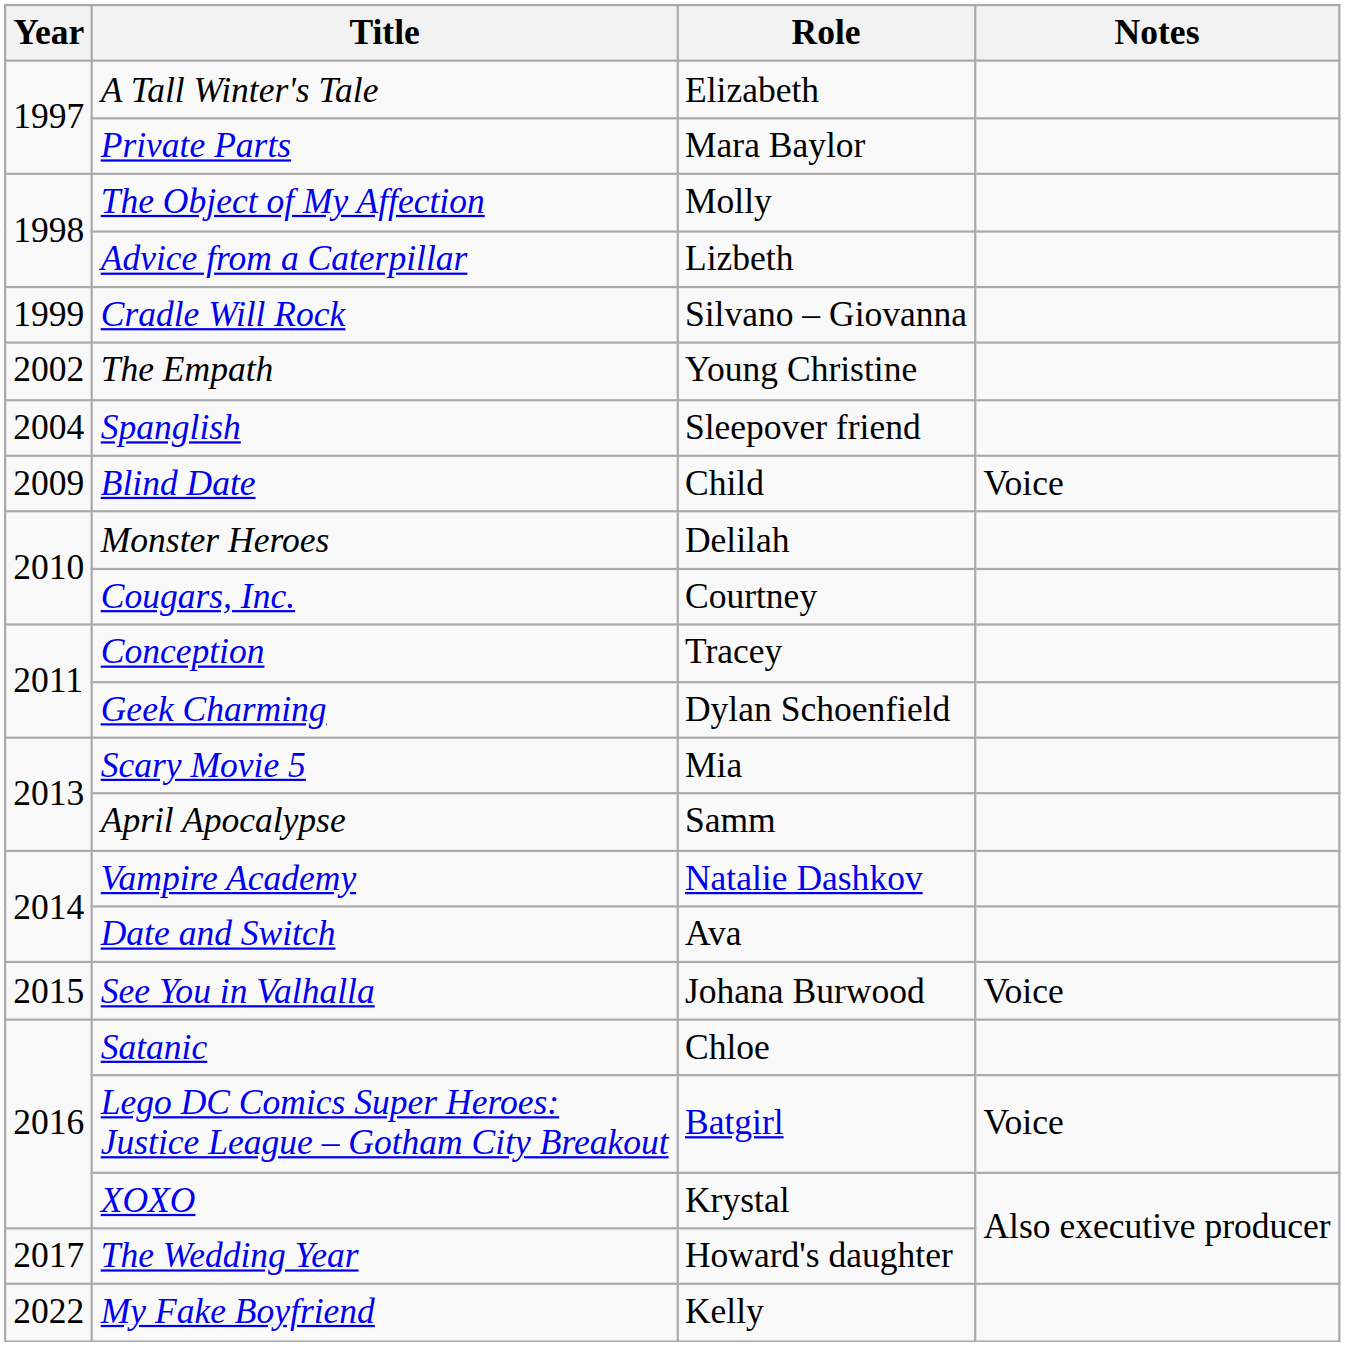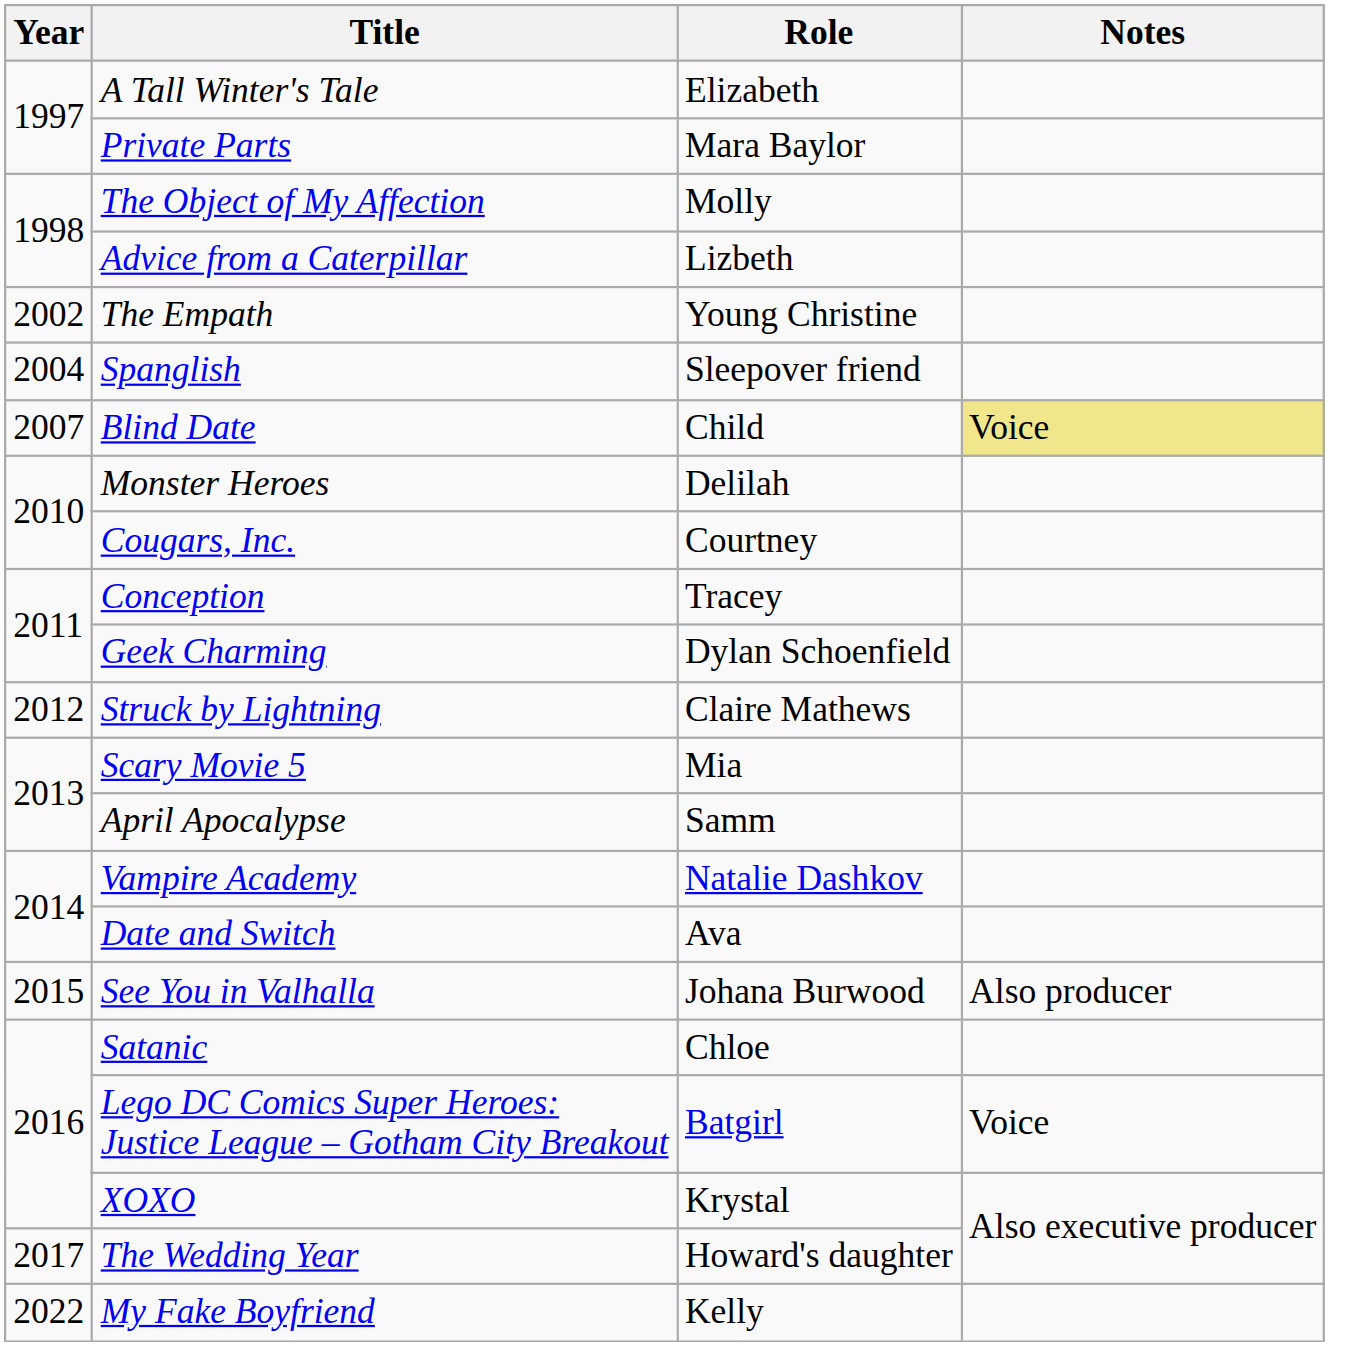- row: (223, 314)
(49, 483) 2009 -> (49, 426) 2007
(1024, 483) no background -> (1009, 426) khaki background
+ row: (241, 708)
(1024, 990) Voice -> (1070, 990) Also producer
